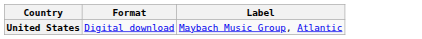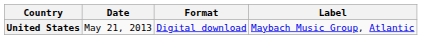+ column: (118, 12)
